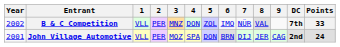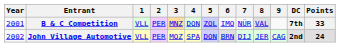(15, 23) 2002 -> (15, 23) 2001
(15, 35) 2001 -> (15, 35) 2002
